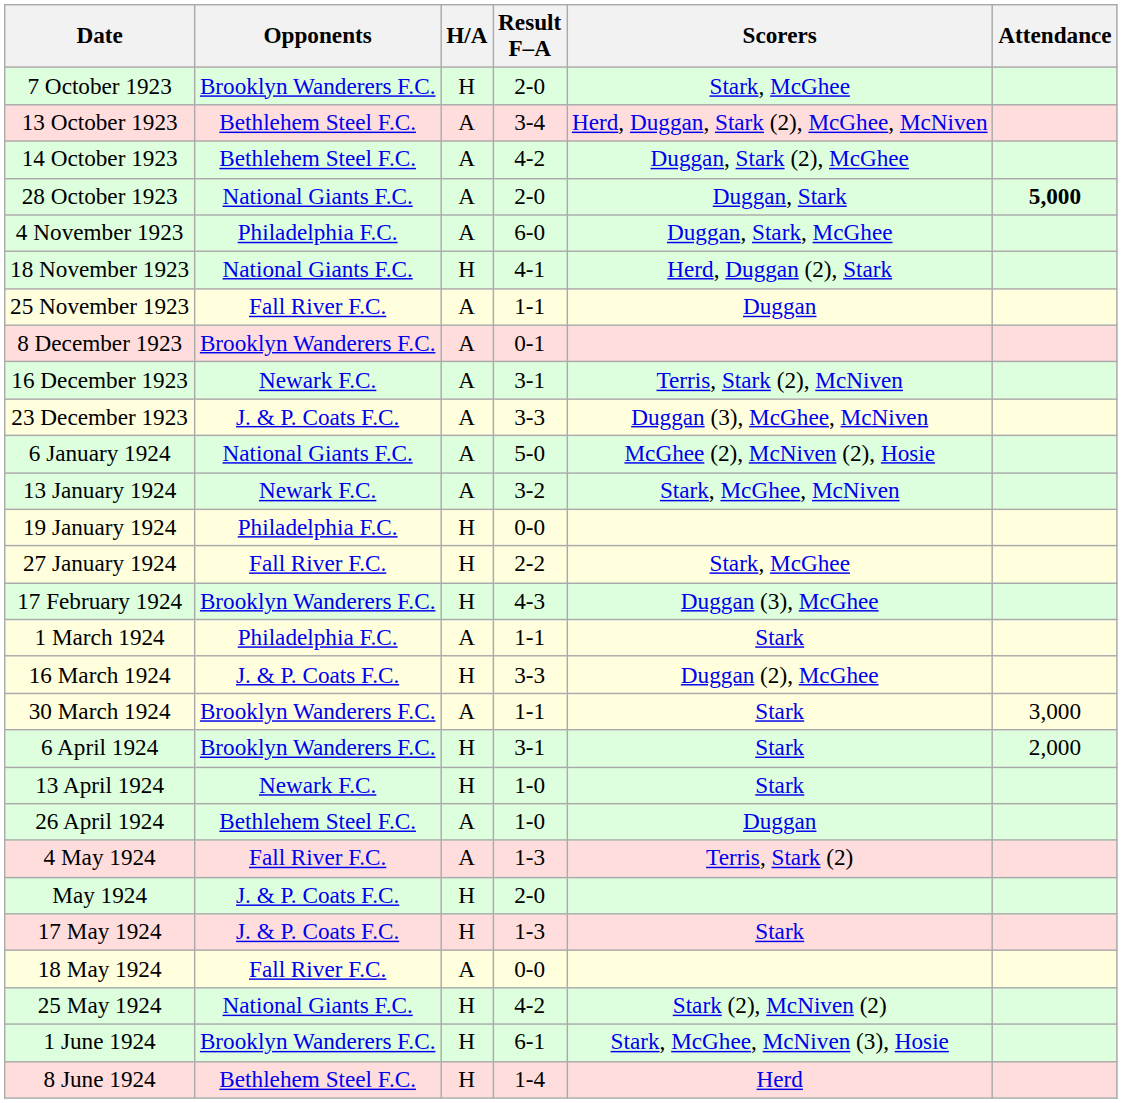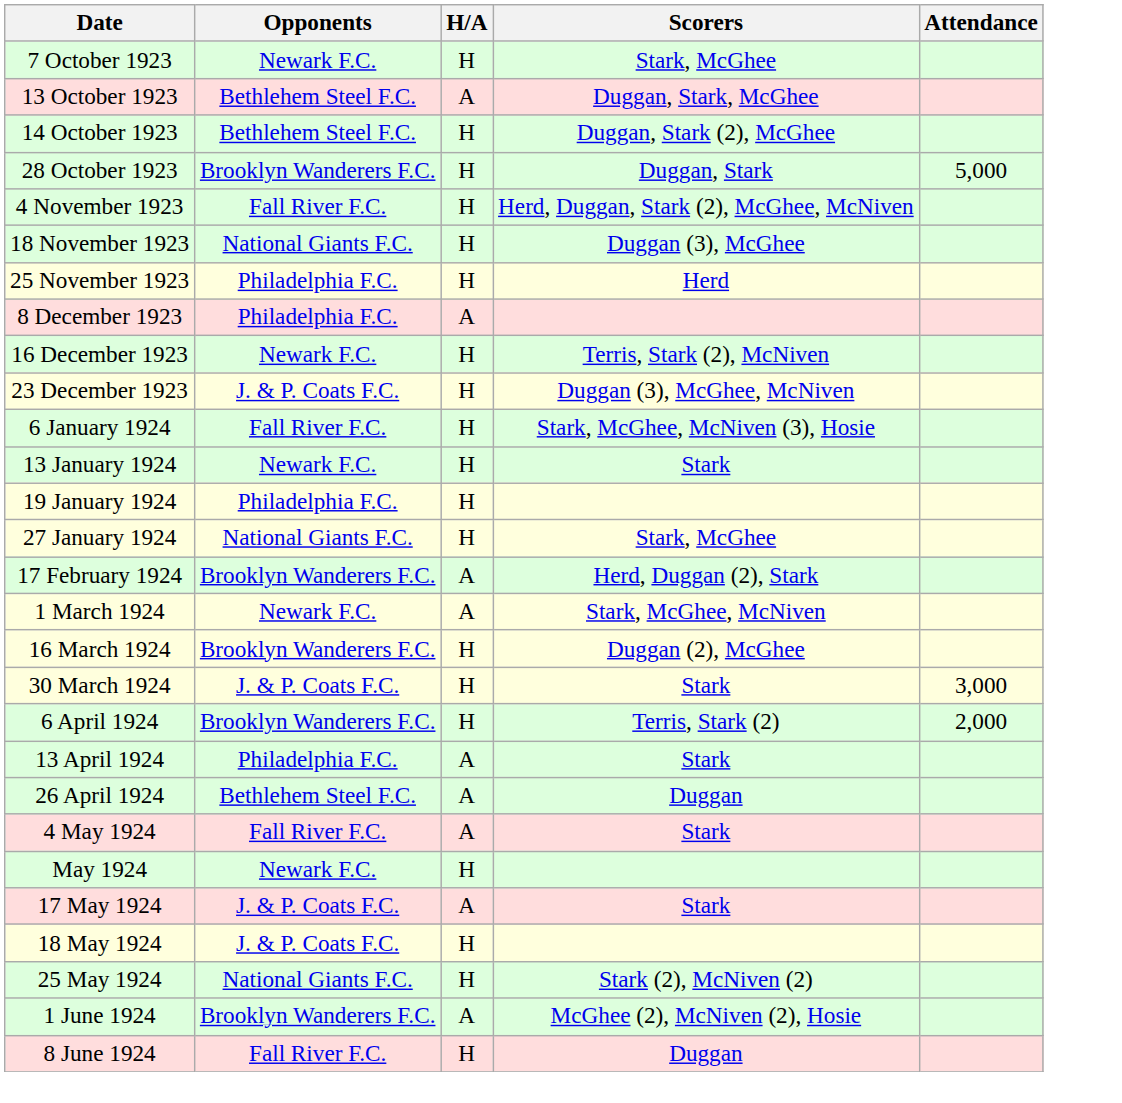- column: (530, 35)
(318, 85) Brooklyn Wanderers F.C. -> (318, 59) Newark F.C.
(780, 122) Herd, Duggan, Stark (2), McGhee, McNiven -> (706, 96) Duggan, Stark, McGhee
(467, 159) A -> (467, 133) H
(318, 196) National Giants F.C. -> (318, 170) Brooklyn Wanderers F.C.
(467, 196) A -> (467, 170) H
(1055, 196) bold -> (981, 170) normal
(318, 232) Philadelphia F.C. -> (318, 206) Fall River F.C.
(467, 232) A -> (467, 206) H
(780, 232) Duggan, Stark, McGhee -> (706, 206) Herd, Duggan, Stark (2), McGhee, McNiven
(780, 269) Herd, Duggan (2), Stark -> (706, 243) Duggan (3), McGhee
(318, 306) Fall River F.C. -> (318, 280) Philadelphia F.C.
(467, 306) A -> (467, 280) H
(780, 306) Duggan -> (706, 280) Herd
(318, 343) Brooklyn Wanderers F.C. -> (318, 317) Philadelphia F.C.
(467, 380) A -> (467, 354) H
(467, 416) A -> (467, 390) H
(318, 453) National Giants F.C. -> (318, 427) Fall River F.C.
(467, 453) A -> (467, 427) H
(780, 453) McGhee (2), McNiven (2), Hosie -> (706, 427) Stark, McGhee, McNiven (3), Hosie
(467, 490) A -> (467, 464) H
(780, 490) Stark, McGhee, McNiven -> (706, 464) Stark
(318, 564) Fall River F.C. -> (318, 538) National Giants F.C.
(467, 600) H -> (467, 574) A
(780, 600) Duggan (3), McGhee -> (706, 574) Herd, Duggan (2), Stark
(318, 637) Philadelphia F.C. -> (318, 611) Newark F.C.
(780, 637) Stark -> (706, 611) Stark, McGhee, McNiven
(318, 674) J. & P. Coats F.C. -> (318, 648) Brooklyn Wanderers F.C.
(318, 711) Brooklyn Wanderers F.C. -> (318, 685) J. & P. Coats F.C.
(467, 711) A -> (467, 685) H
(780, 748) Stark -> (706, 721) Terris, Stark (2)
(318, 784) Newark F.C. -> (318, 758) Philadelphia F.C.
(467, 784) H -> (467, 758) A
(780, 858) Terris, Stark (2) -> (706, 832) Stark
(318, 895) J. & P. Coats F.C. -> (318, 869) Newark F.C.
(467, 932) H -> (467, 905) A
(318, 968) Fall River F.C. -> (318, 942) J. & P. Coats F.C.
(467, 968) A -> (467, 942) H
(467, 1042) H -> (467, 1016) A
(780, 1042) Stark, McGhee, McNiven (3), Hosie -> (706, 1016) McGhee (2), McNiven (2), Hosie
(318, 1079) Bethlehem Steel F.C. -> (318, 1053) Fall River F.C.
(780, 1079) Herd -> (706, 1053) Duggan
